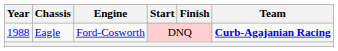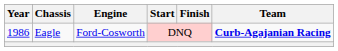(18, 32) 1988 -> (18, 32) 1986
